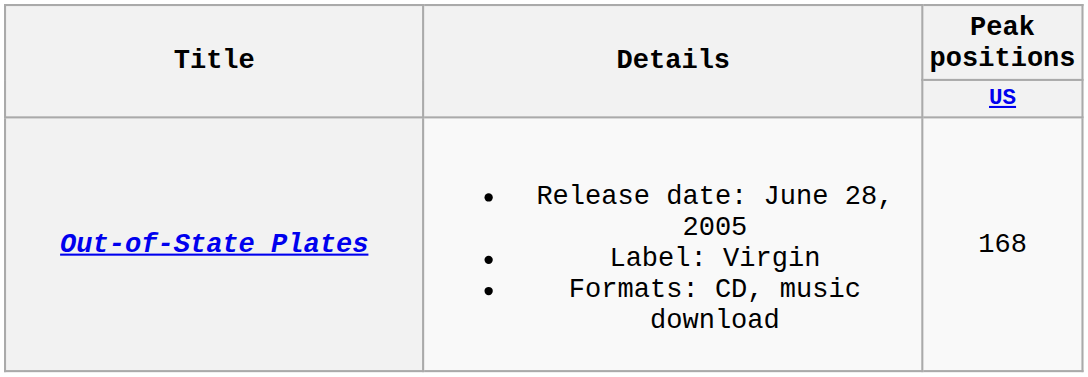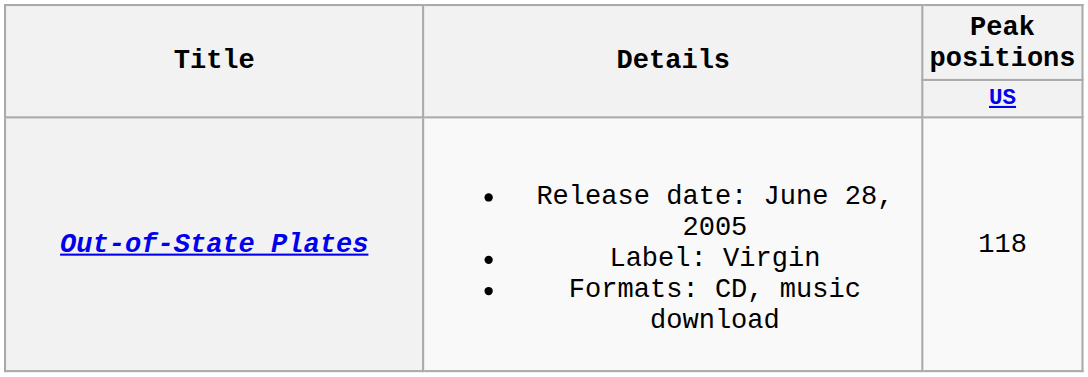(1003, 243) 168 -> (1003, 243) 118
